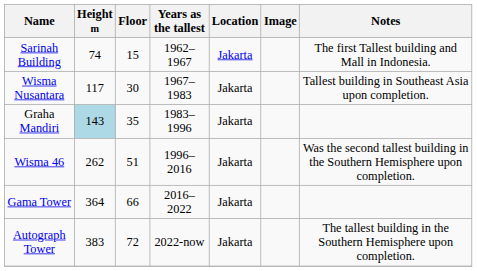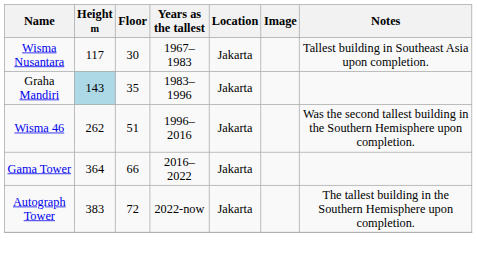- row: (39, 54)
